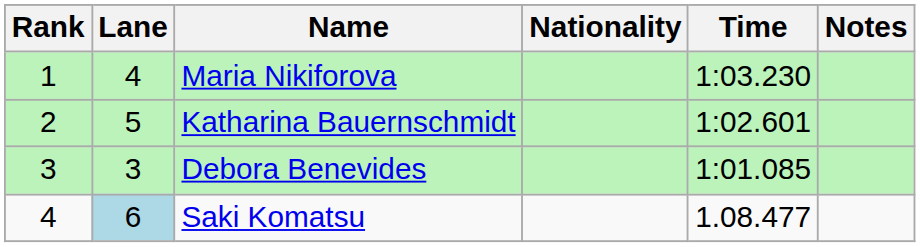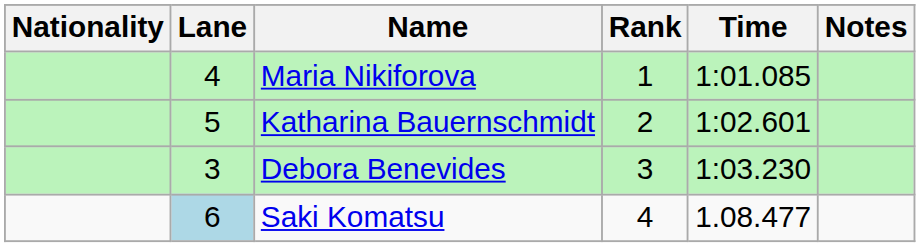columns swapped: (48, 28) <-> (605, 28)
(753, 75) 1:03.230 -> (753, 75) 1:01.085
(753, 169) 1:01.085 -> (753, 169) 1:03.230
